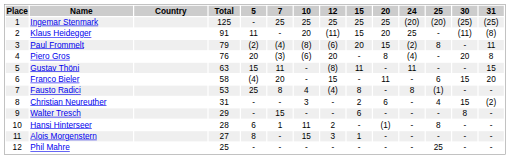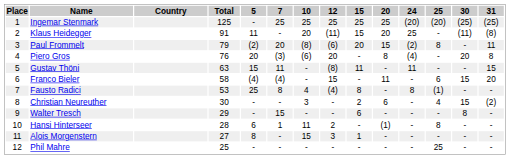(280, 45) (4) -> (280, 45) 20
(280, 79) 20 -> (280, 79) (4)
(224, 102) 31 -> (224, 102) 30
